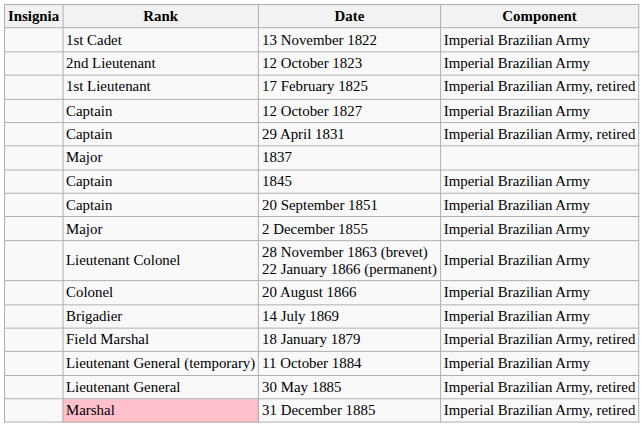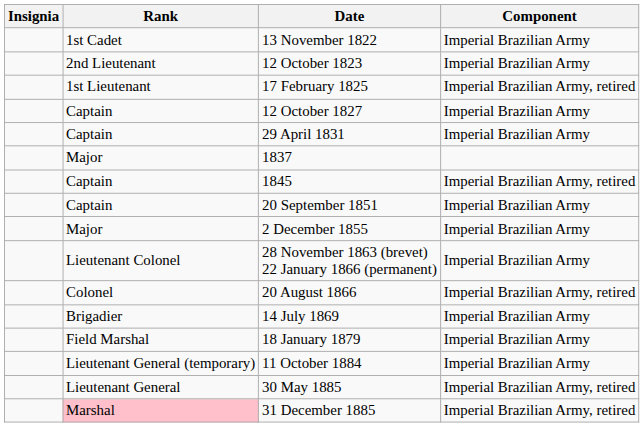(540, 134) Imperial Brazilian Army, retired -> (517, 134) Imperial Brazilian Army
(517, 181) Imperial Brazilian Army -> (540, 181) Imperial Brazilian Army, retired
(517, 292) Imperial Brazilian Army -> (540, 292) Imperial Brazilian Army, retired
(540, 339) Imperial Brazilian Army, retired -> (517, 339) Imperial Brazilian Army
